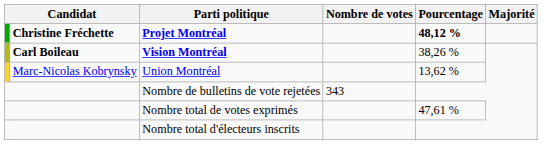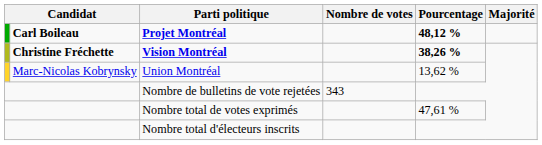(63, 33) Christine Fréchette -> (46, 33) Carl Boileau
(46, 52) Carl Boileau -> (63, 52) Christine Fréchette
(439, 52) normal -> (440, 52) bold
